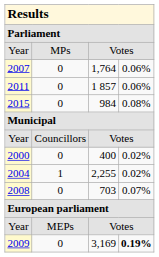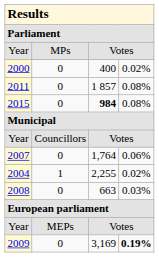rows swapped: (18, 68) <-> (18, 156)
(136, 86) 0.06% -> (136, 86) 0.08%
(108, 103) normal -> (108, 103) bold
(108, 191) 703 -> (108, 191) 663
(136, 191) 0.07% -> (136, 191) 0.03%
